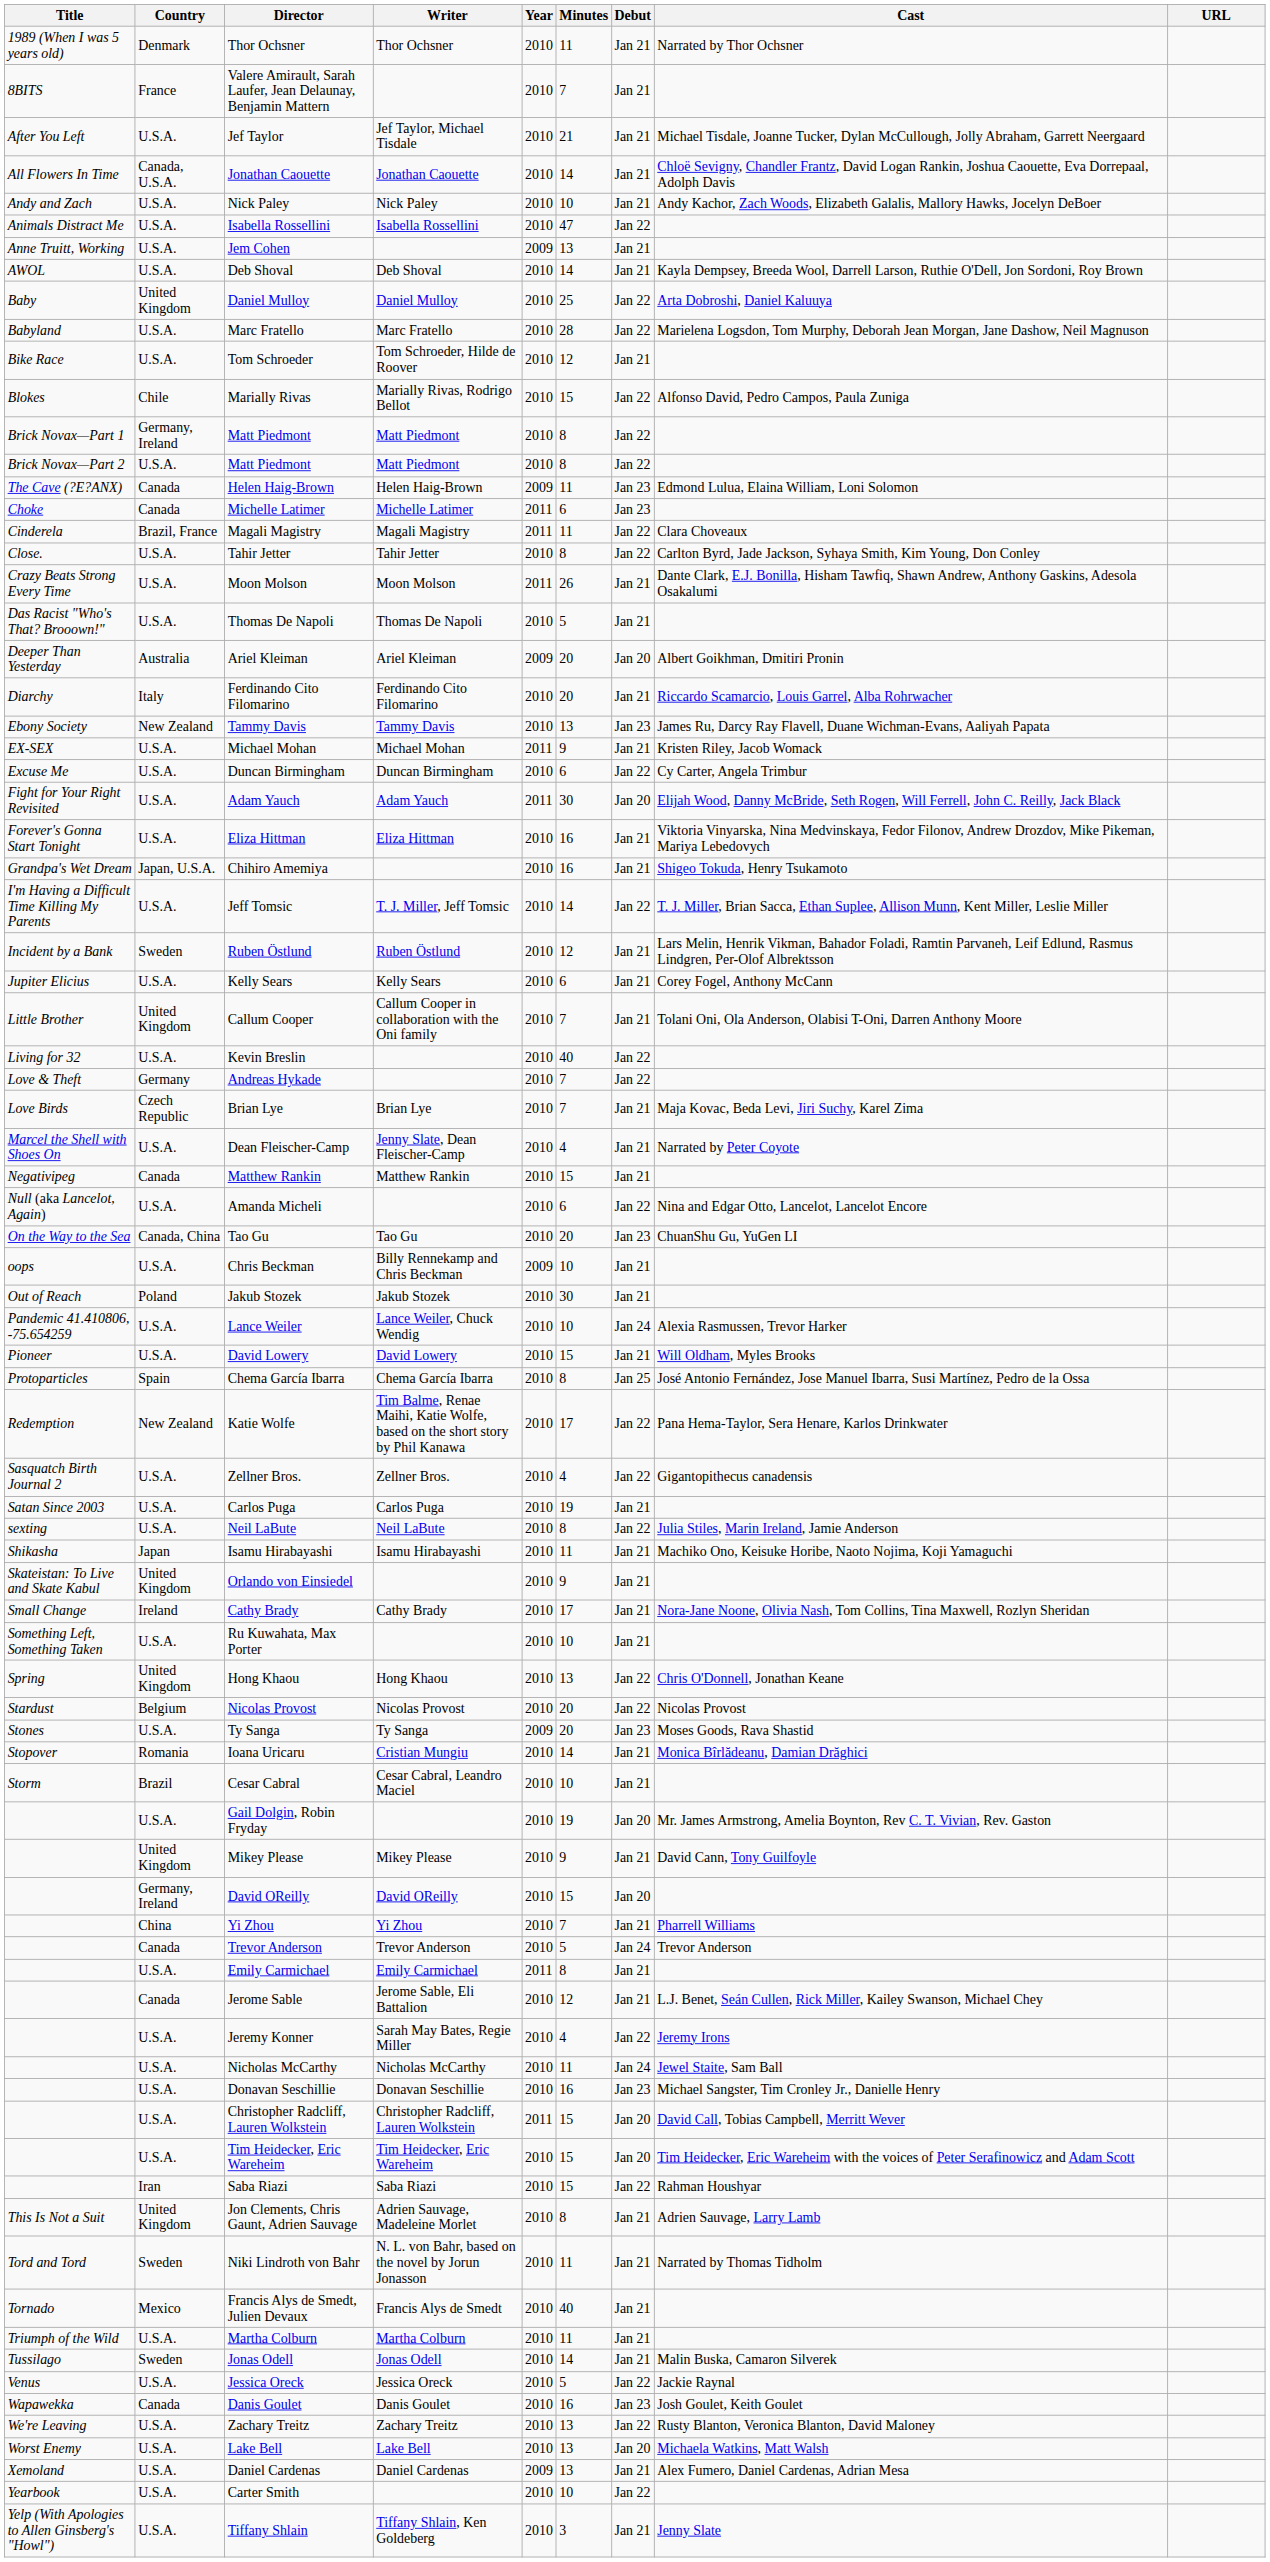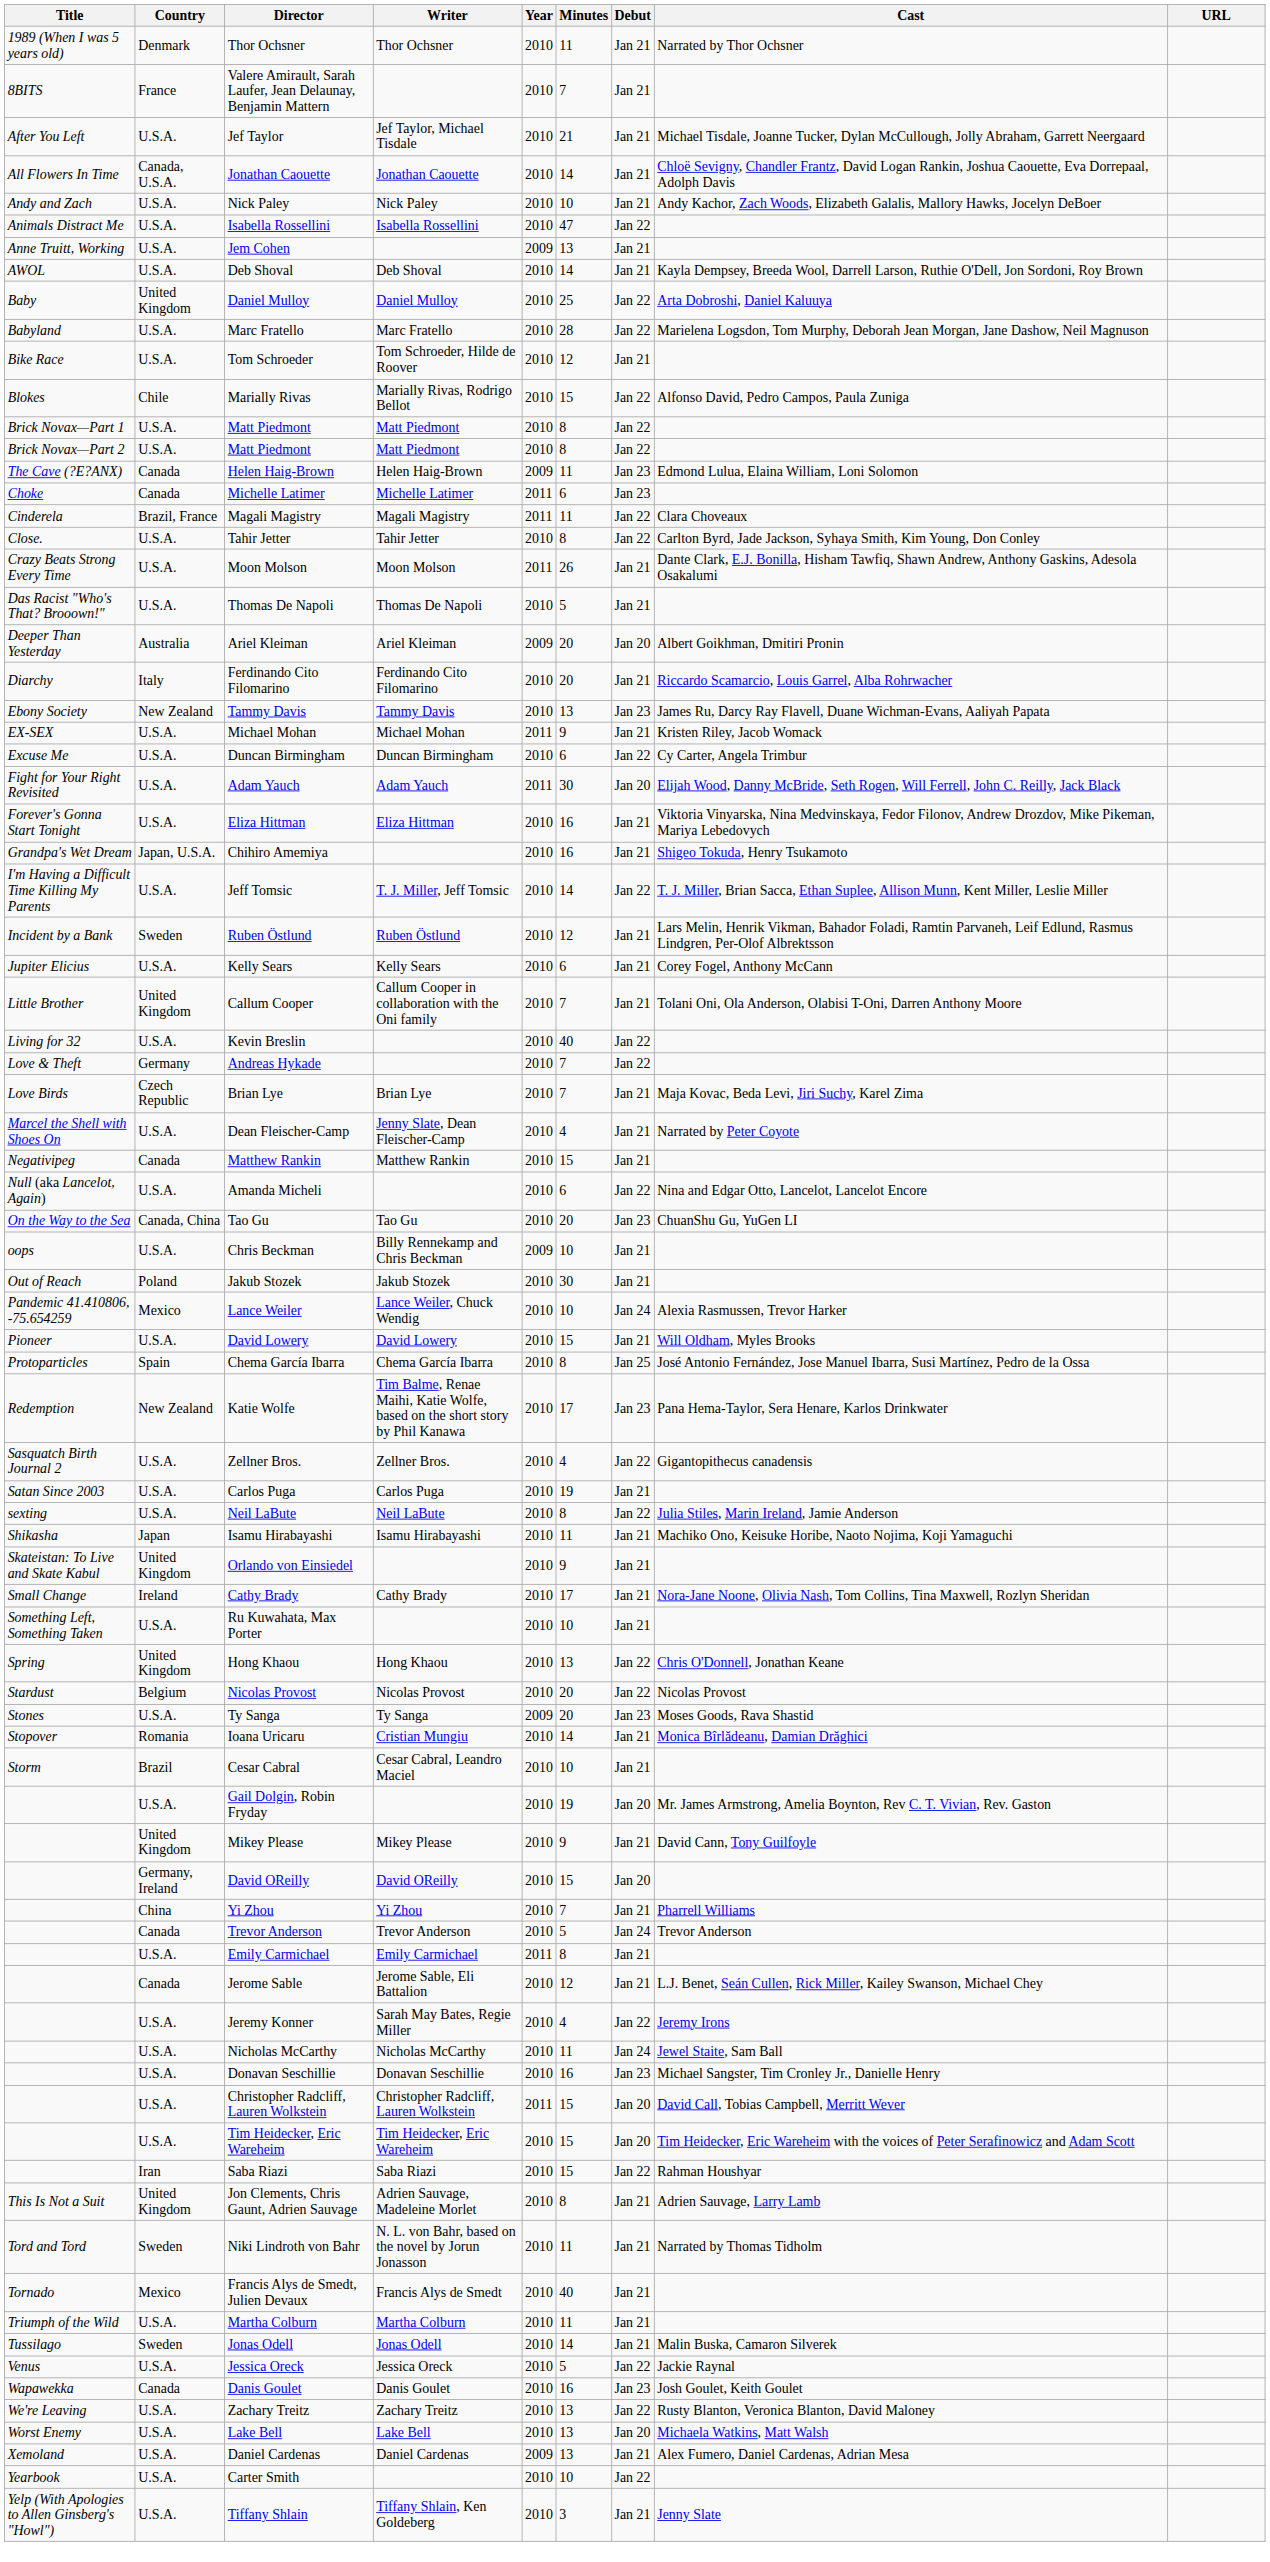(165, 435) Germany, Ireland -> (157, 427) U.S.A.
(157, 1326) U.S.A. -> (160, 1310) Mexico
(632, 1423) Jan 22 -> (632, 1408) Jan 23
